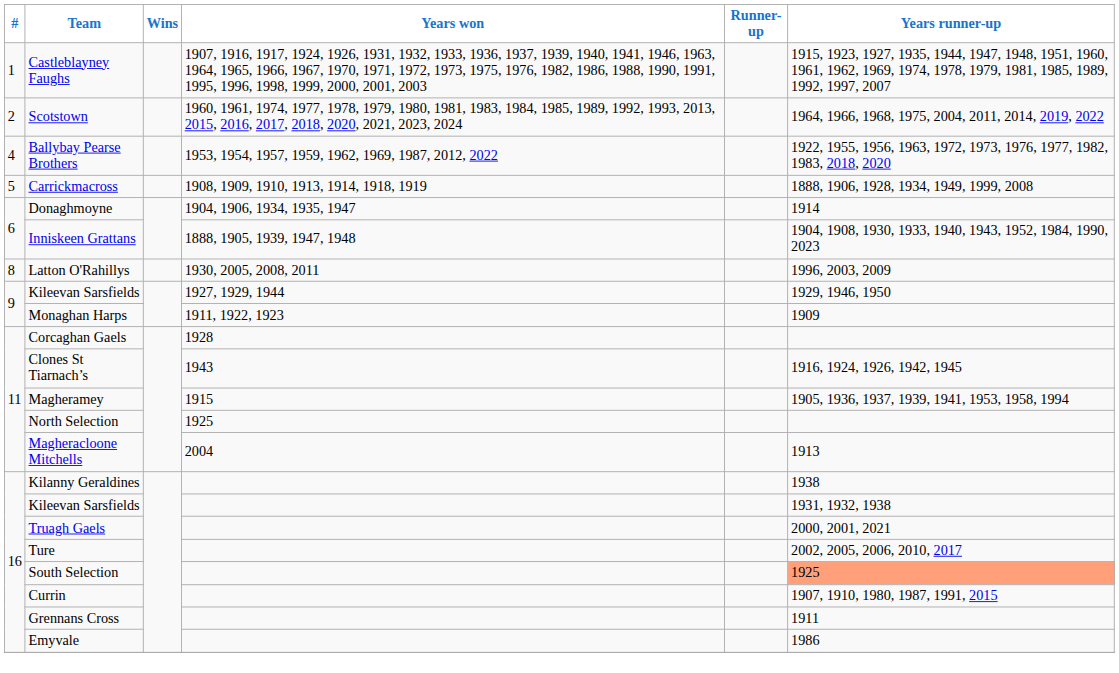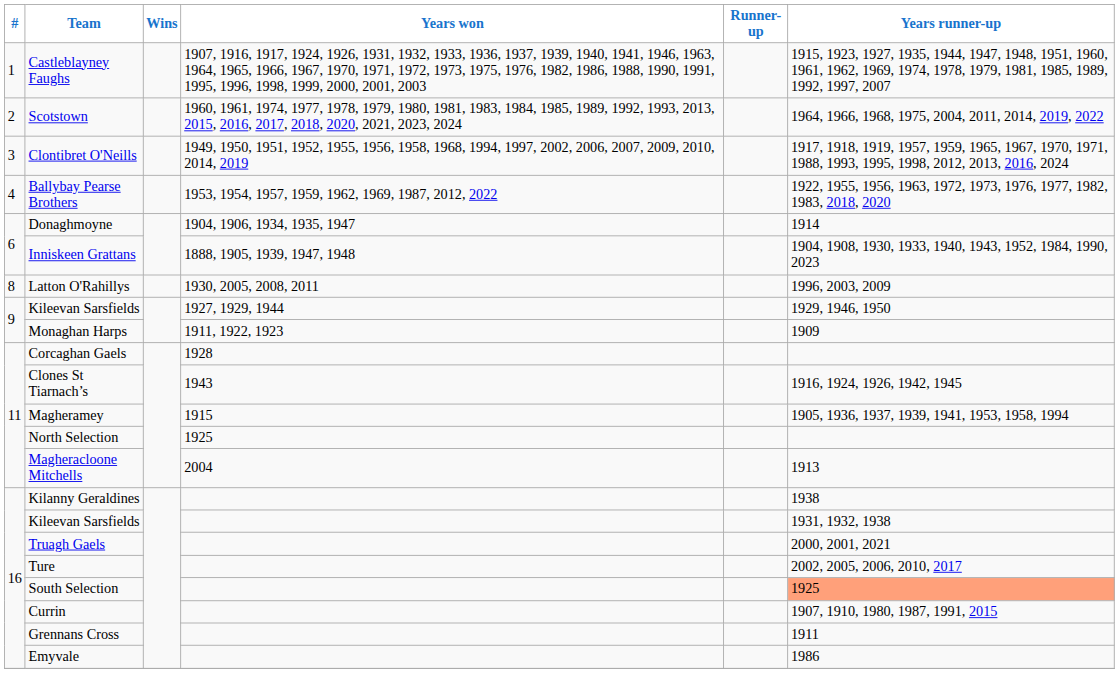+ row: (83, 155)
- row: (73, 186)
